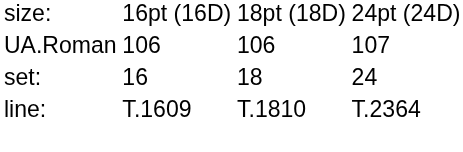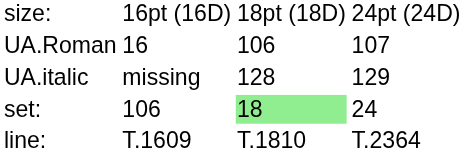(142, 45) 106 -> (135, 45) 16
+ row: (46, 77)
(135, 77) 16 -> (142, 109) 106
(250, 77) no background -> (250, 109) lightgreen background
